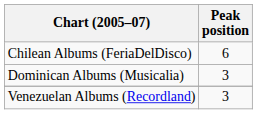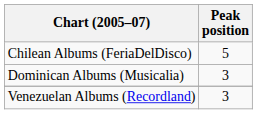(226, 53) 6 -> (226, 53) 5
